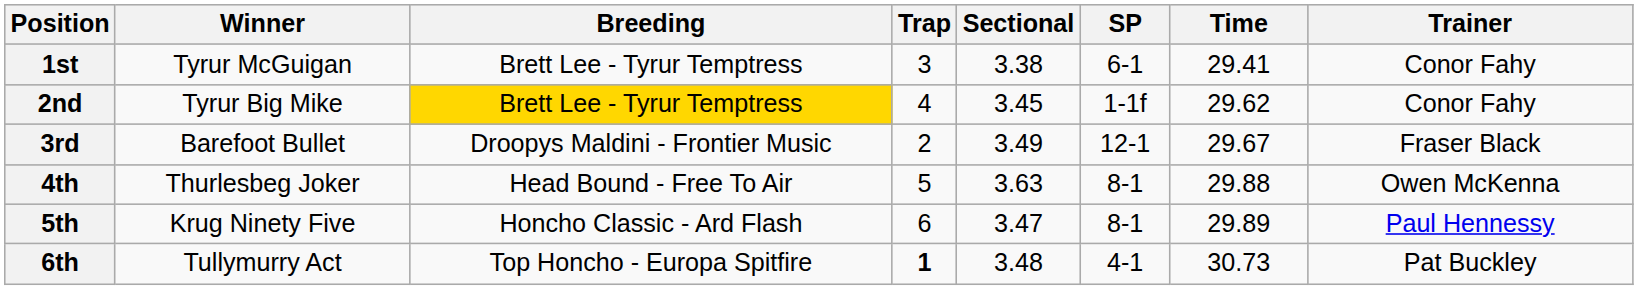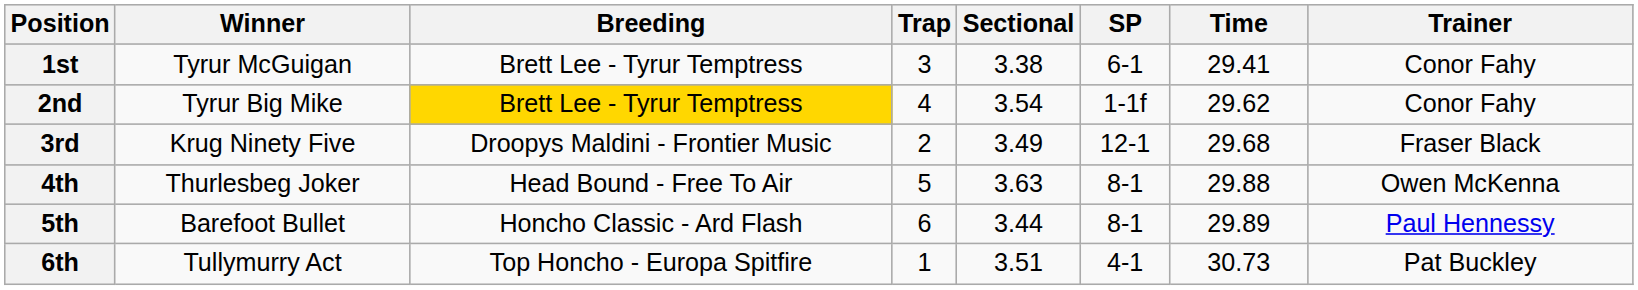(1018, 104) 3.45 -> (1018, 104) 3.54
(263, 143) Barefoot Bullet -> (263, 143) Krug Ninety Five
(1239, 143) 29.67 -> (1239, 143) 29.68
(263, 223) Krug Ninety Five -> (263, 223) Barefoot Bullet
(1018, 223) 3.47 -> (1018, 223) 3.44
(925, 263) bold -> (925, 263) normal
(1018, 263) 3.48 -> (1018, 263) 3.51
